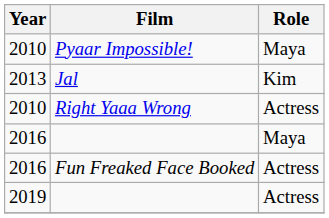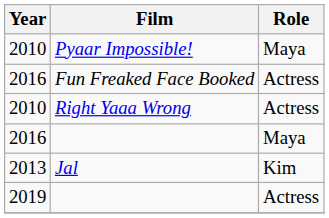rows swapped: (28, 78) <-> (28, 167)
